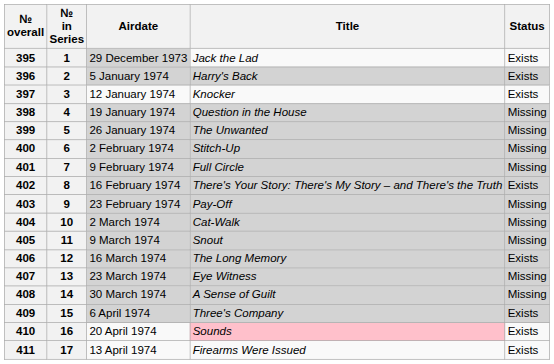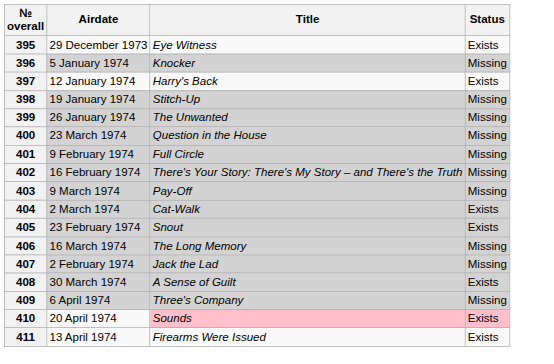- column: (67, 26)
(138, 57) lightgrey background -> (98, 44) no background
(225, 57) Jack the Lad -> (185, 44) Eye Witness
(225, 76) Harry's Back -> (174, 63) Knocker
(523, 76) Exists -> (487, 63) Missing
(214, 94) Knocker -> (185, 81) Harry's Back
(250, 112) Question in the House -> (176, 99) Stitch-Up
(132, 149) 2 February 1974 -> (88, 136) 23 March 1974
(216, 149) Stitch-Up -> (210, 136) Question in the House
(523, 185) Exists -> (487, 172) Missing
(135, 203) 23 February 1974 -> (85, 191) 9 March 1974
(527, 222) Missing -> (483, 209) Exists
(125, 240) 9 March 1974 -> (95, 227) 23 February 1974
(527, 240) Missing -> (483, 227) Exists
(523, 258) Exists -> (487, 245) Missing
(128, 277) 23 March 1974 -> (92, 264) 2 February 1974
(225, 277) Eye Witness -> (185, 264) Jack the Lad
(527, 295) Missing -> (483, 282) Exists
(523, 313) Exists -> (487, 300) Missing
(523, 331) no background -> (483, 318) pink background
